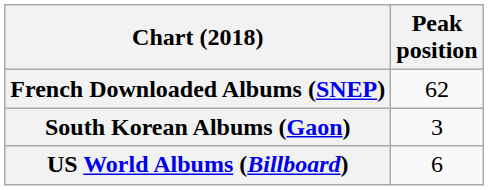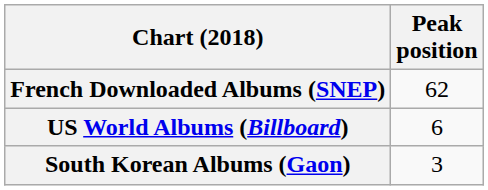rows swapped: (198, 126) <-> (198, 164)
